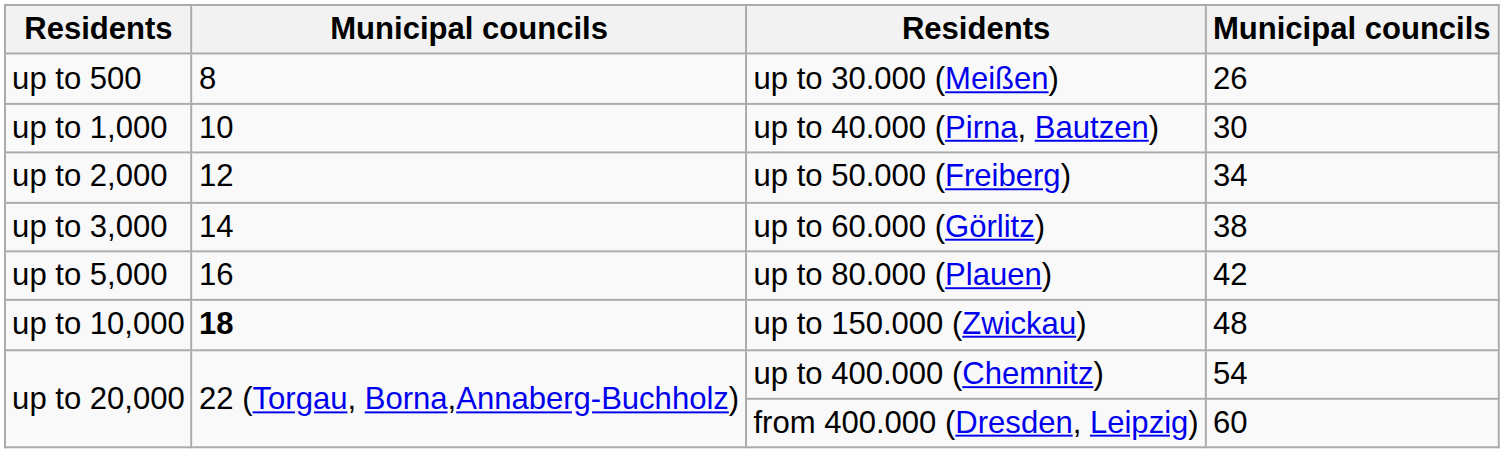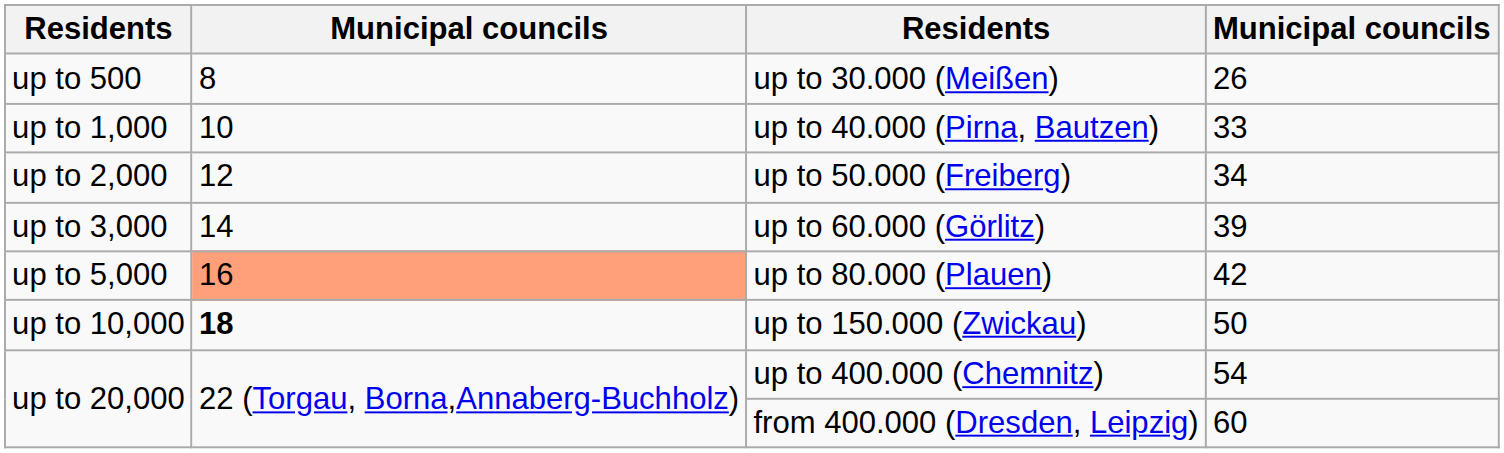(1230, 127) 30 -> (1230, 127) 33
(1230, 226) 38 -> (1230, 226) 39
(216, 275) no background -> (216, 275) lightsalmon background
(1230, 324) 48 -> (1230, 324) 50
